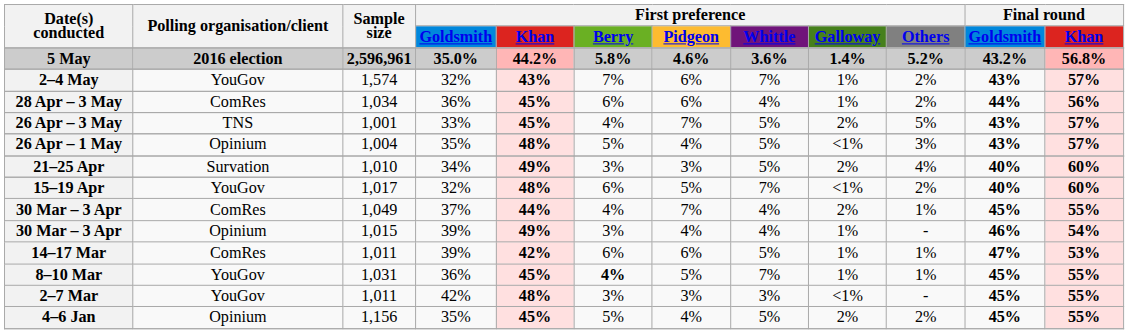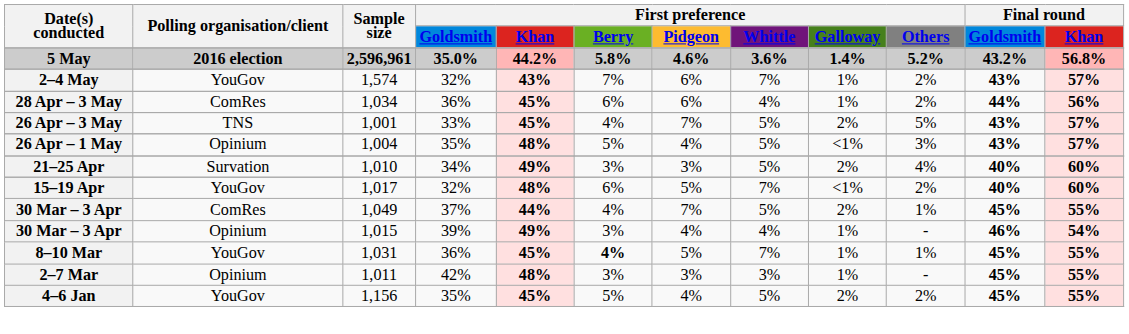(769, 209) 4% -> (769, 209) 5%
- row: (69, 252)
(238, 295) YouGov -> (238, 274) Opinium
(848, 295) <1% -> (848, 274) 1%
(238, 317) Opinium -> (238, 295) YouGov
